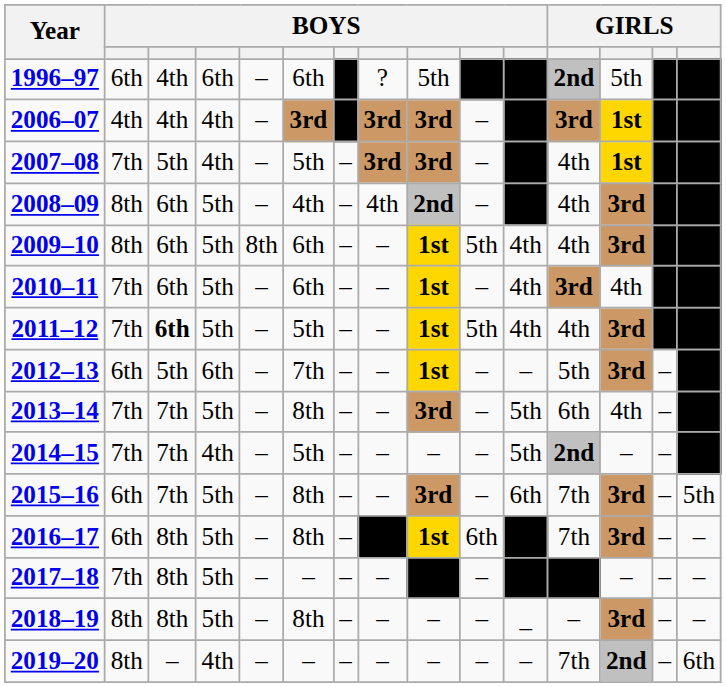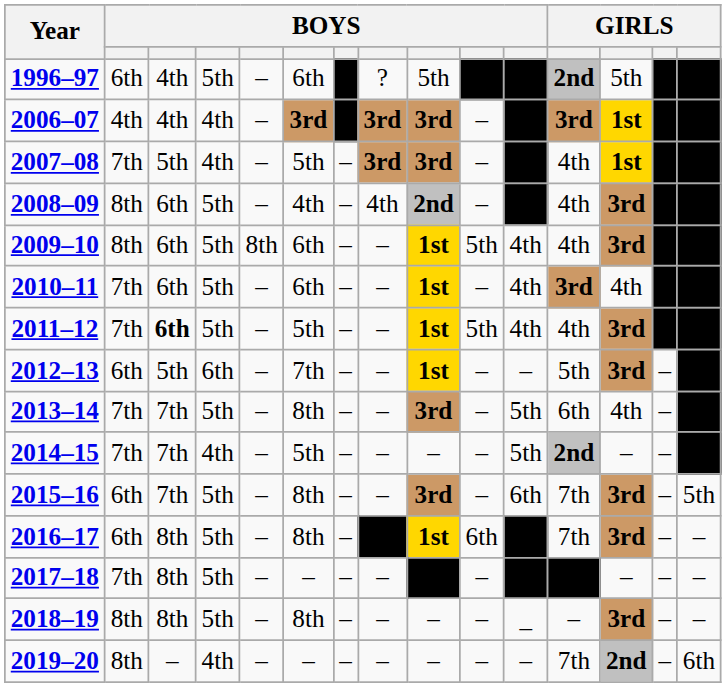(218, 79) 6th -> (218, 79) 5th
